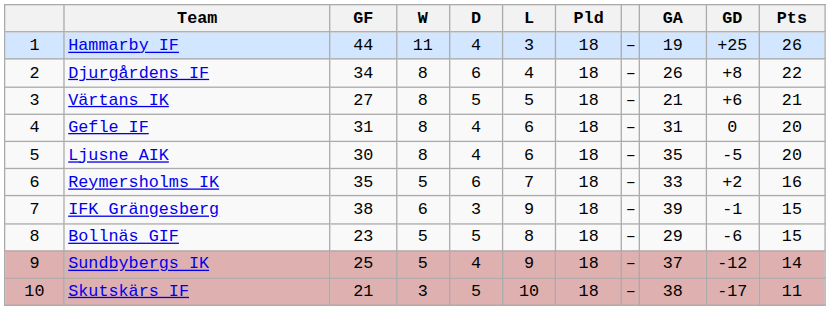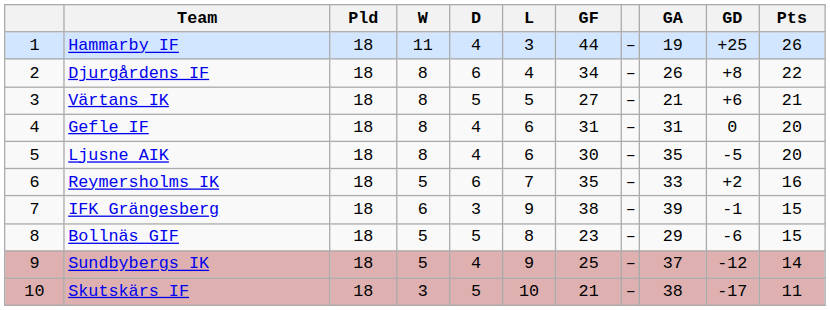columns swapped: (589, 18) <-> (363, 18)
